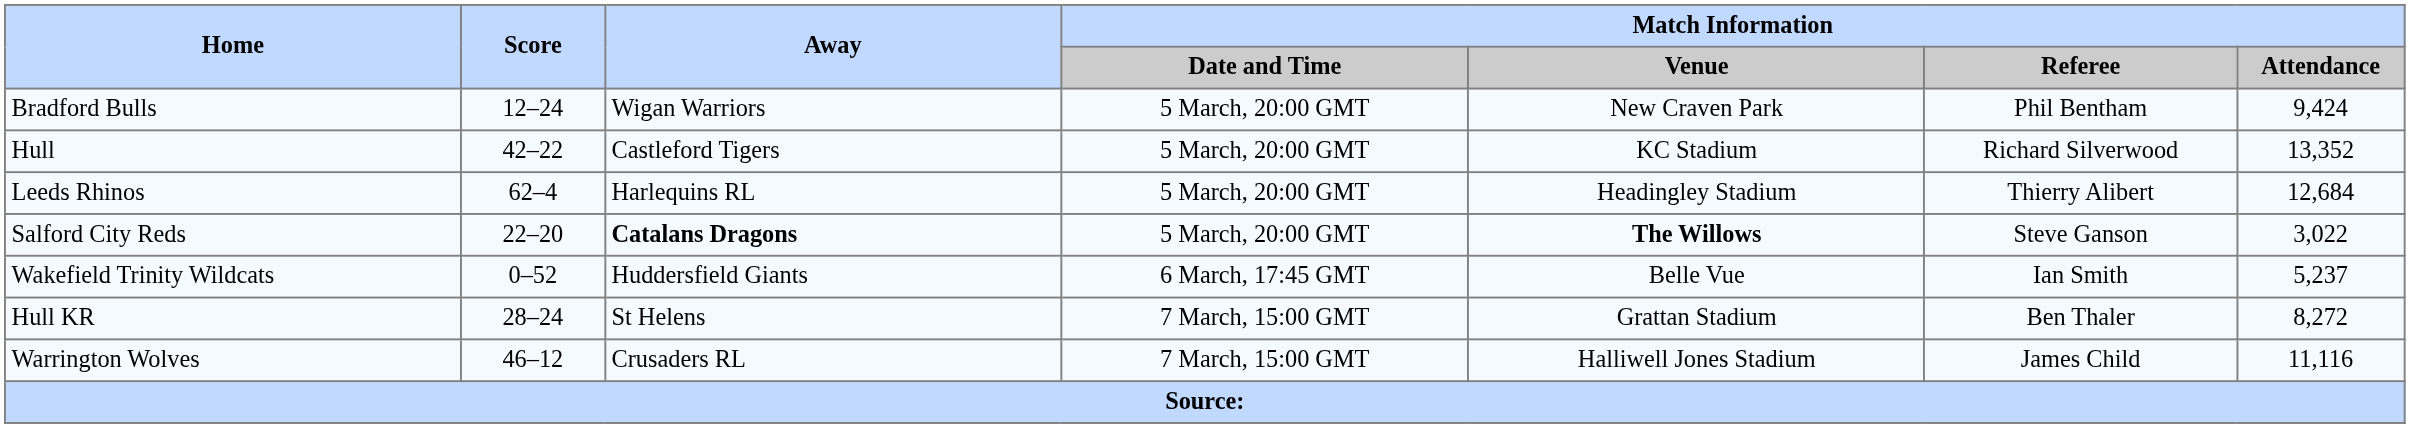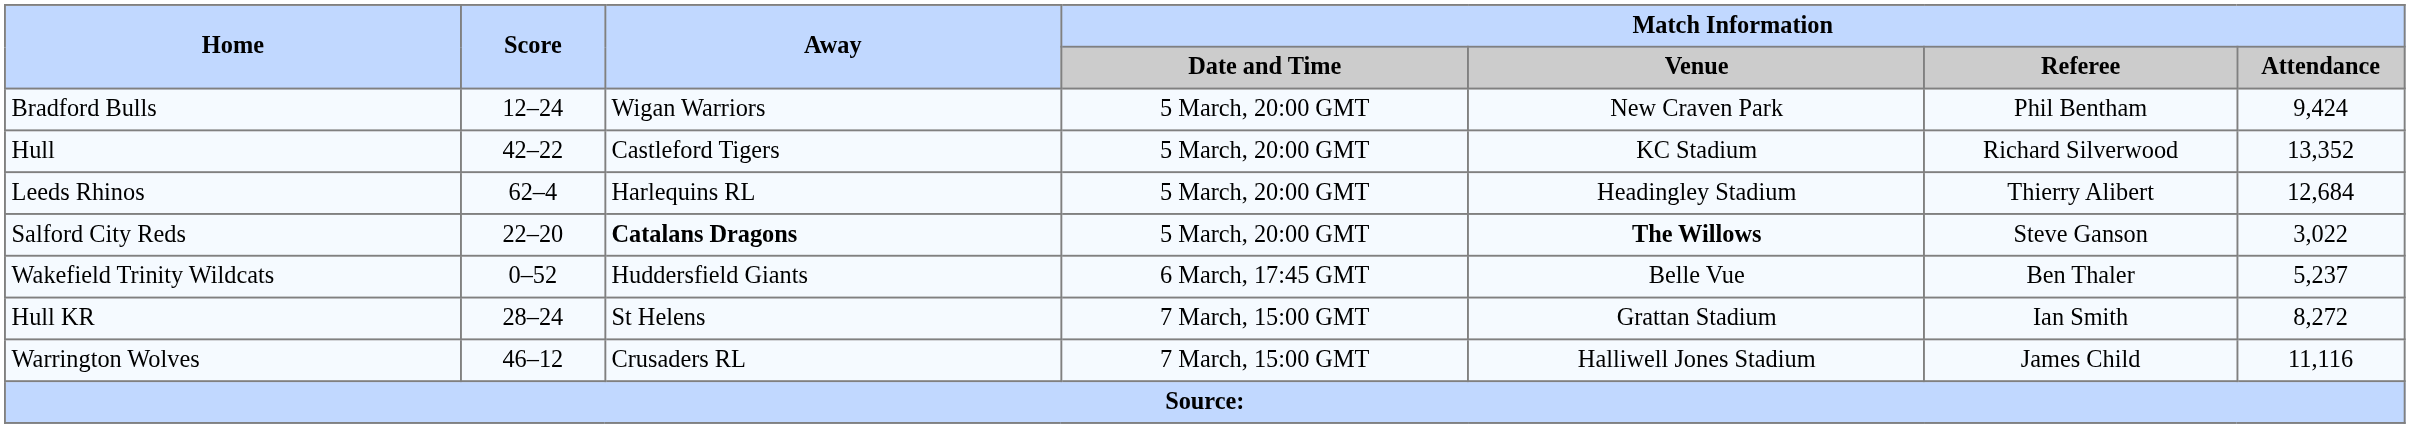(2081, 276) Ian Smith -> (2081, 276) Ben Thaler
(2081, 317) Ben Thaler -> (2081, 317) Ian Smith
